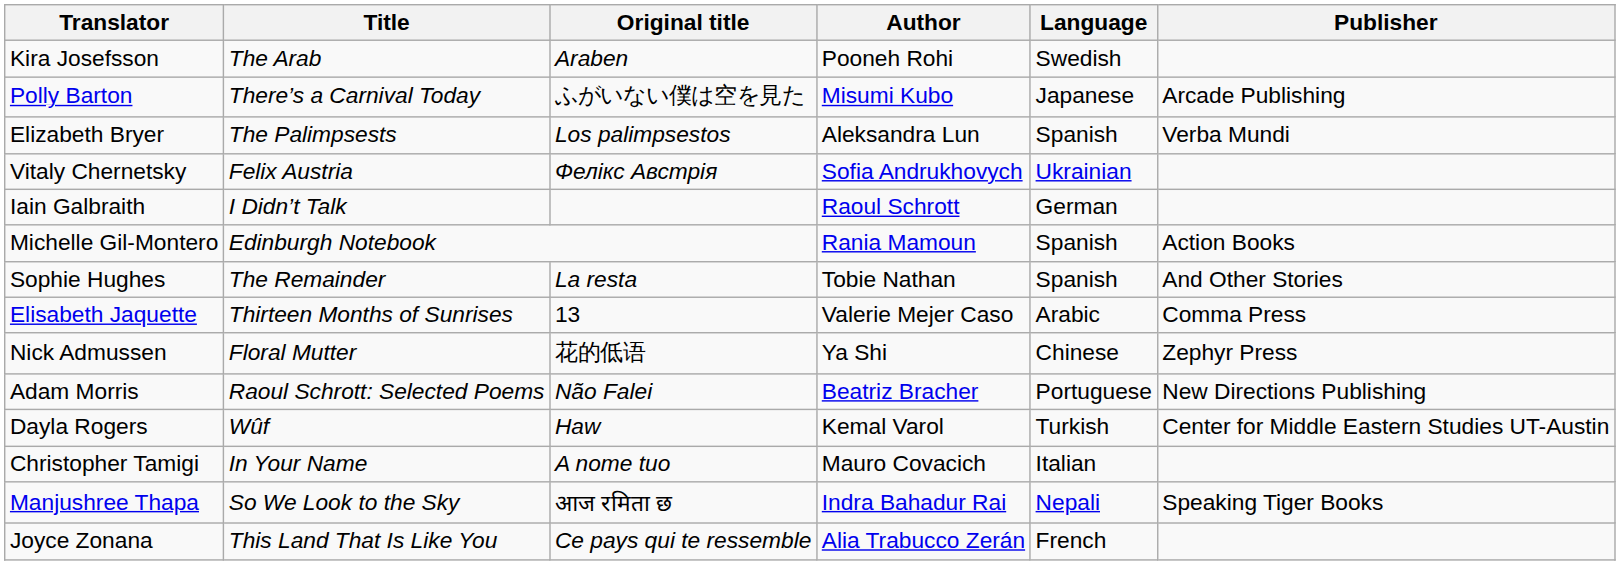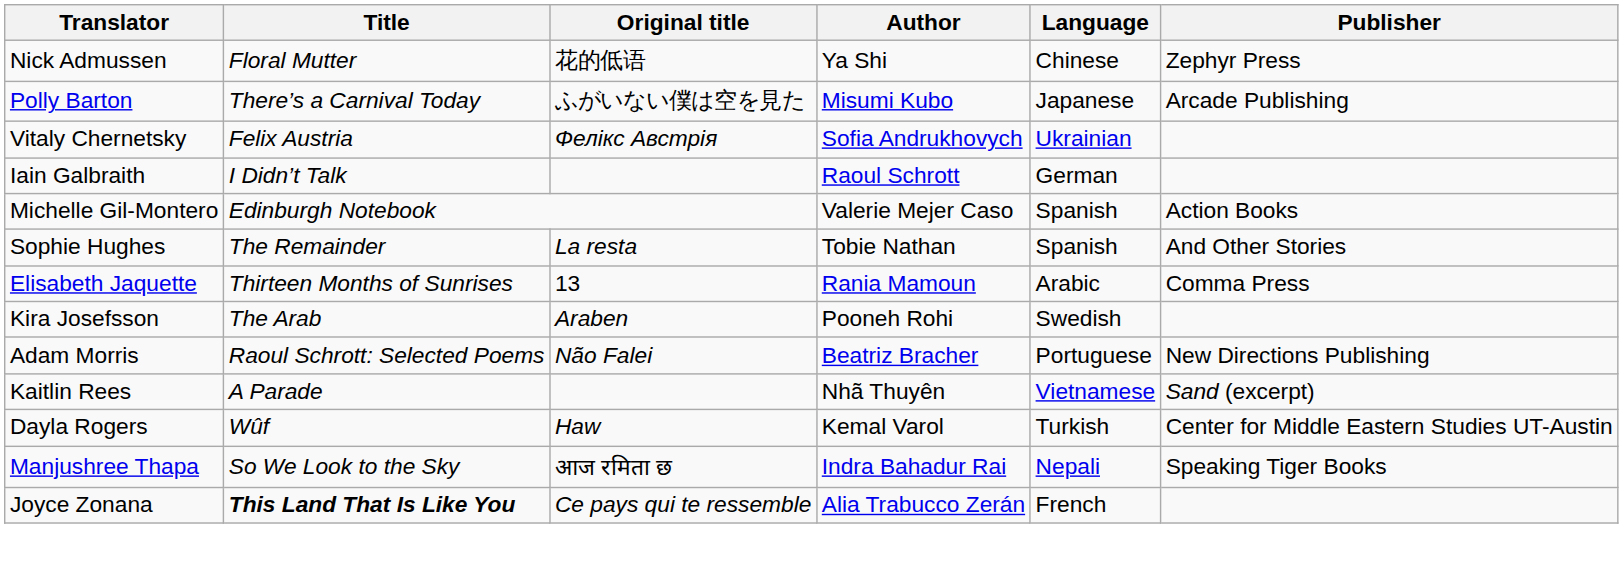rows swapped: (88, 353) <-> (84, 58)
- row: (87, 134)
(899, 242) Rania Mamoun -> (918, 211) Valerie Mejer Caso
(918, 315) Valerie Mejer Caso -> (899, 283) Rania Mamoun
+ row: (71, 391)
- row: (104, 463)
(363, 541) normal -> (372, 505) bold
